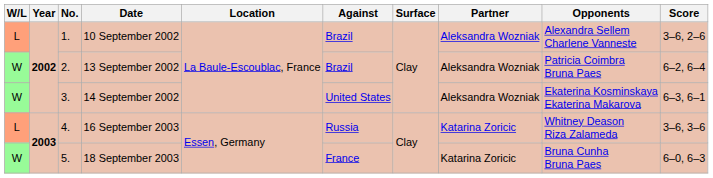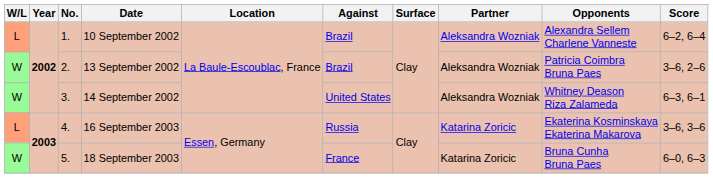(684, 36) 3–6, 2–6 -> (684, 36) 6–2, 6–4
(684, 66) 6–2, 6–4 -> (684, 66) 3–6, 2–6
(601, 97) Ekaterina Kosminskaya Ekaterina Makarova -> (584, 97) Whitney Deason Riza Zalameda
(584, 127) Whitney Deason Riza Zalameda -> (601, 127) Ekaterina Kosminskaya Ekaterina Makarova
